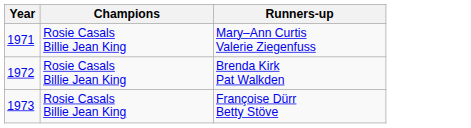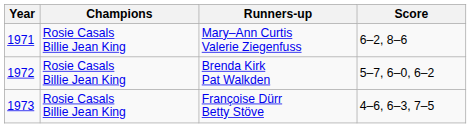+ column: (411, 14)
